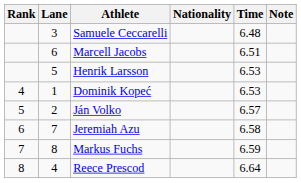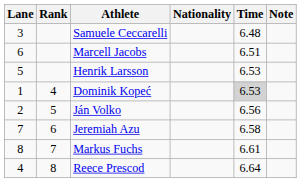columns swapped: (21, 14) <-> (54, 14)
(250, 91) no background -> (250, 91) lightgrey background
(250, 110) 6.57 -> (250, 110) 6.56
(250, 149) 6.59 -> (250, 149) 6.61
